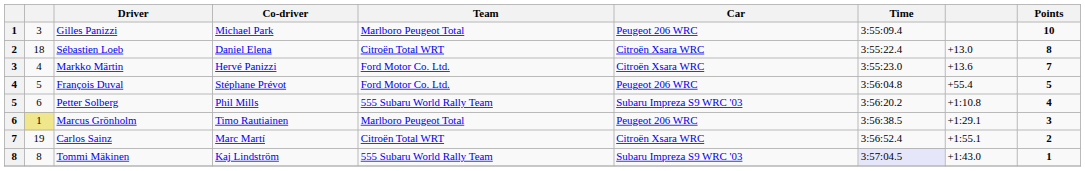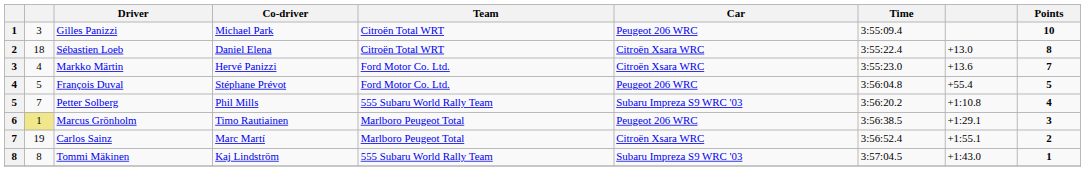(412, 31) Marlboro Peugeot Total -> (402, 31) Citroën Total WRT
(39, 102) 6 -> (39, 102) 7
(402, 138) Citroën Total WRT -> (412, 138) Marlboro Peugeot Total
(881, 156) lavender background -> (881, 156) no background
